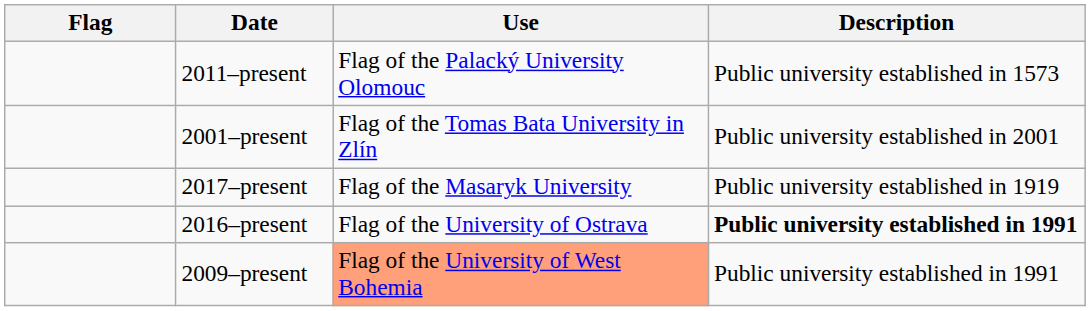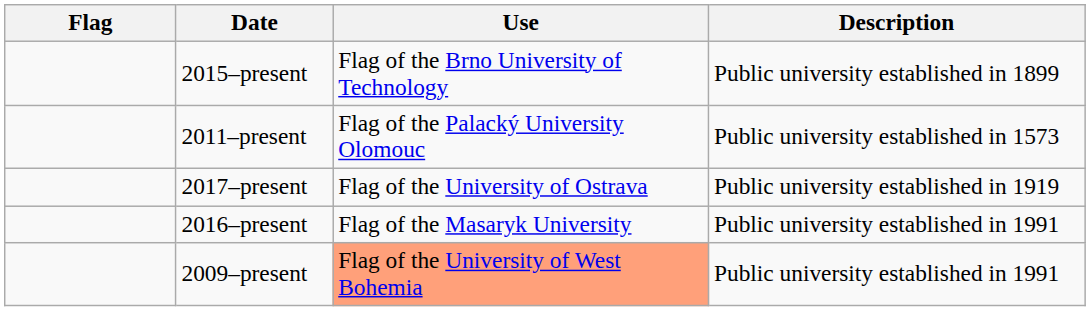+ row: (244, 73)
- row: (244, 136)
(485, 186) Flag of the Masaryk University -> (493, 186) Flag of the University of Ostrava
(493, 223) Flag of the University of Ostrava -> (485, 223) Flag of the Masaryk University
(896, 223) bold -> (887, 223) normal
